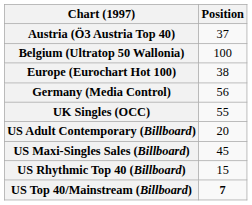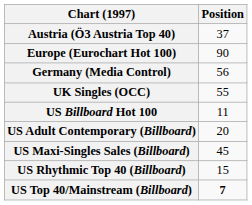- row: (102, 53)
(223, 72) 38 -> (223, 53) 90
+ row: (102, 111)
